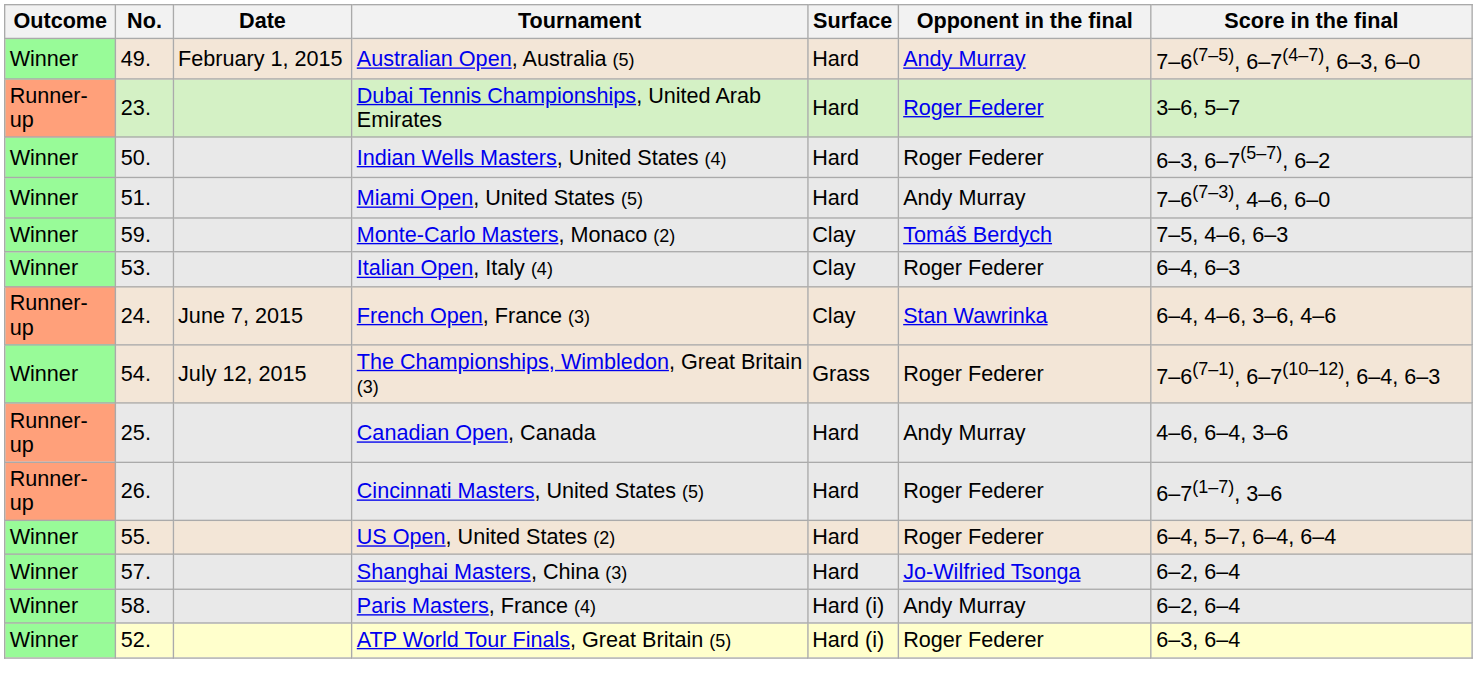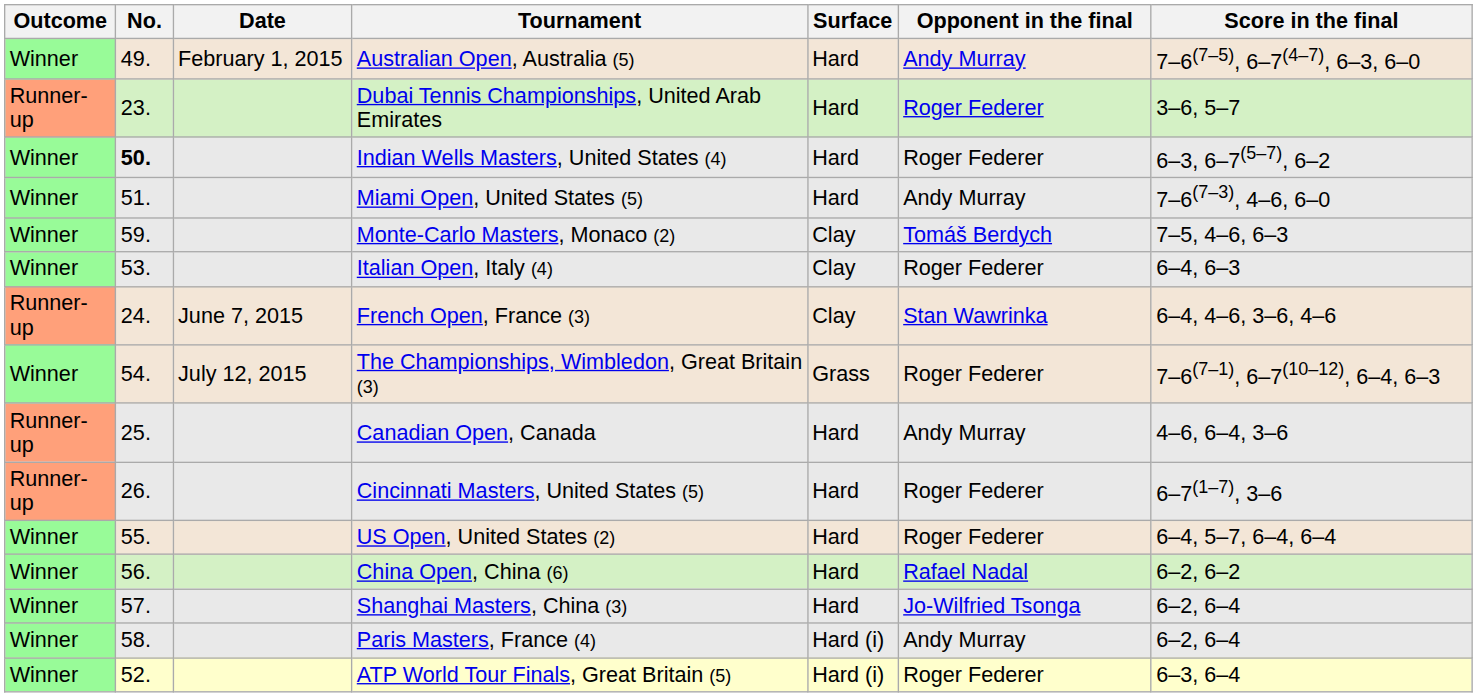(136, 157) normal -> (136, 157) bold
+ row: (463, 571)
